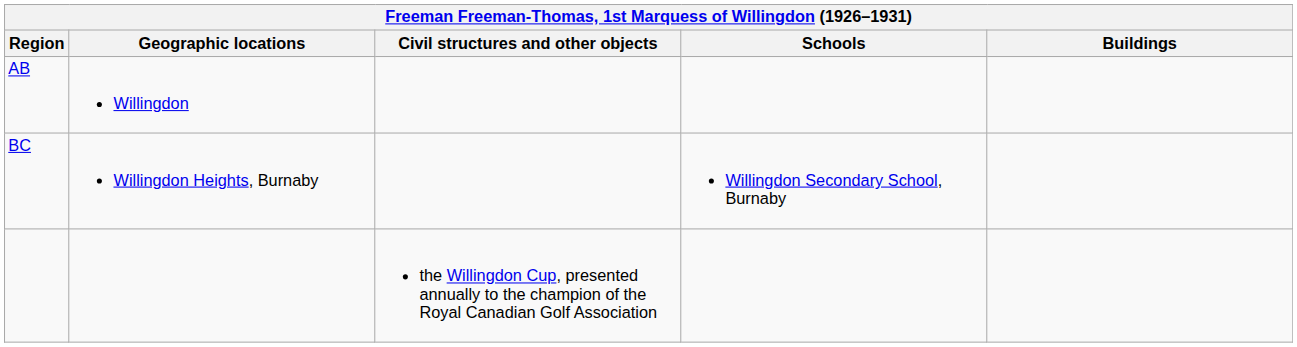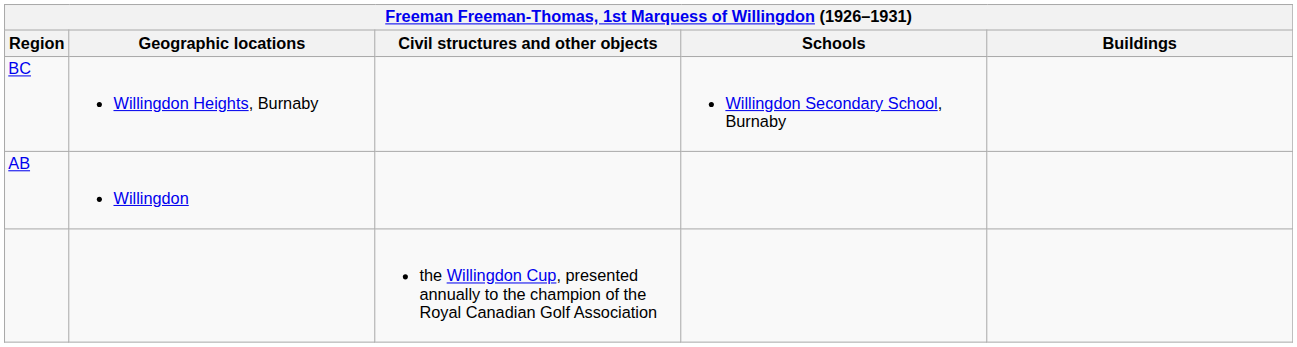rows swapped: (19, 69) <-> (20, 146)
